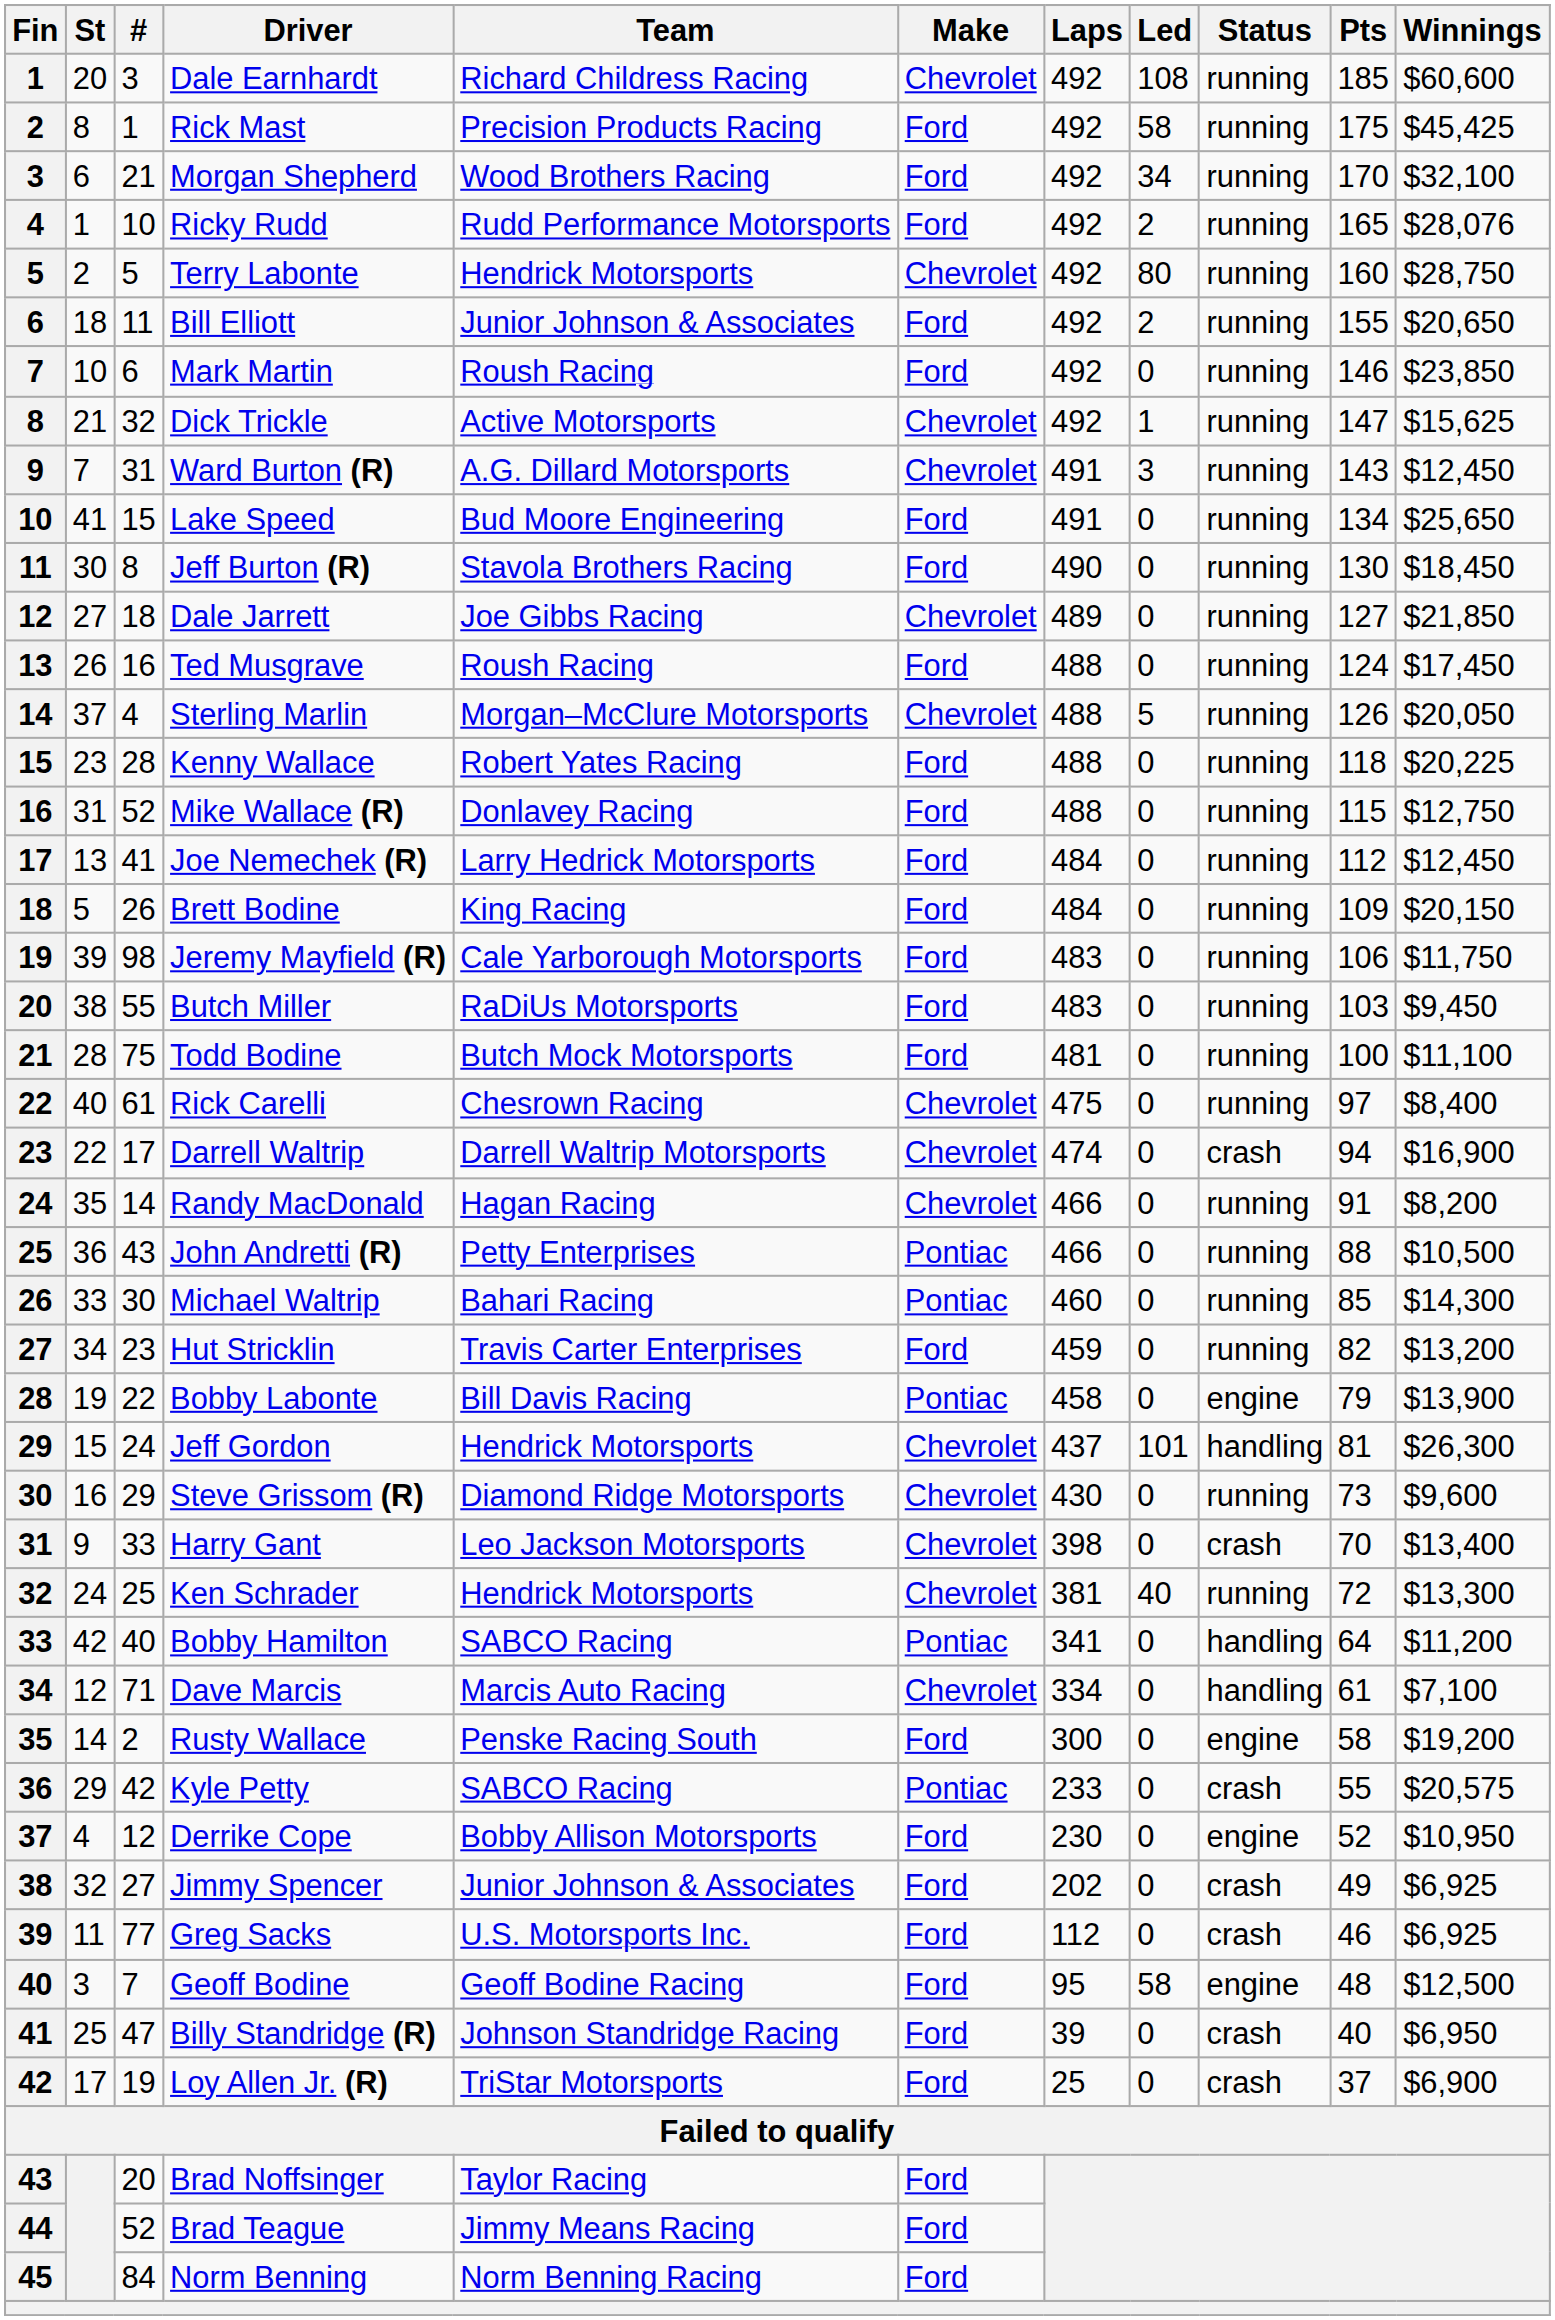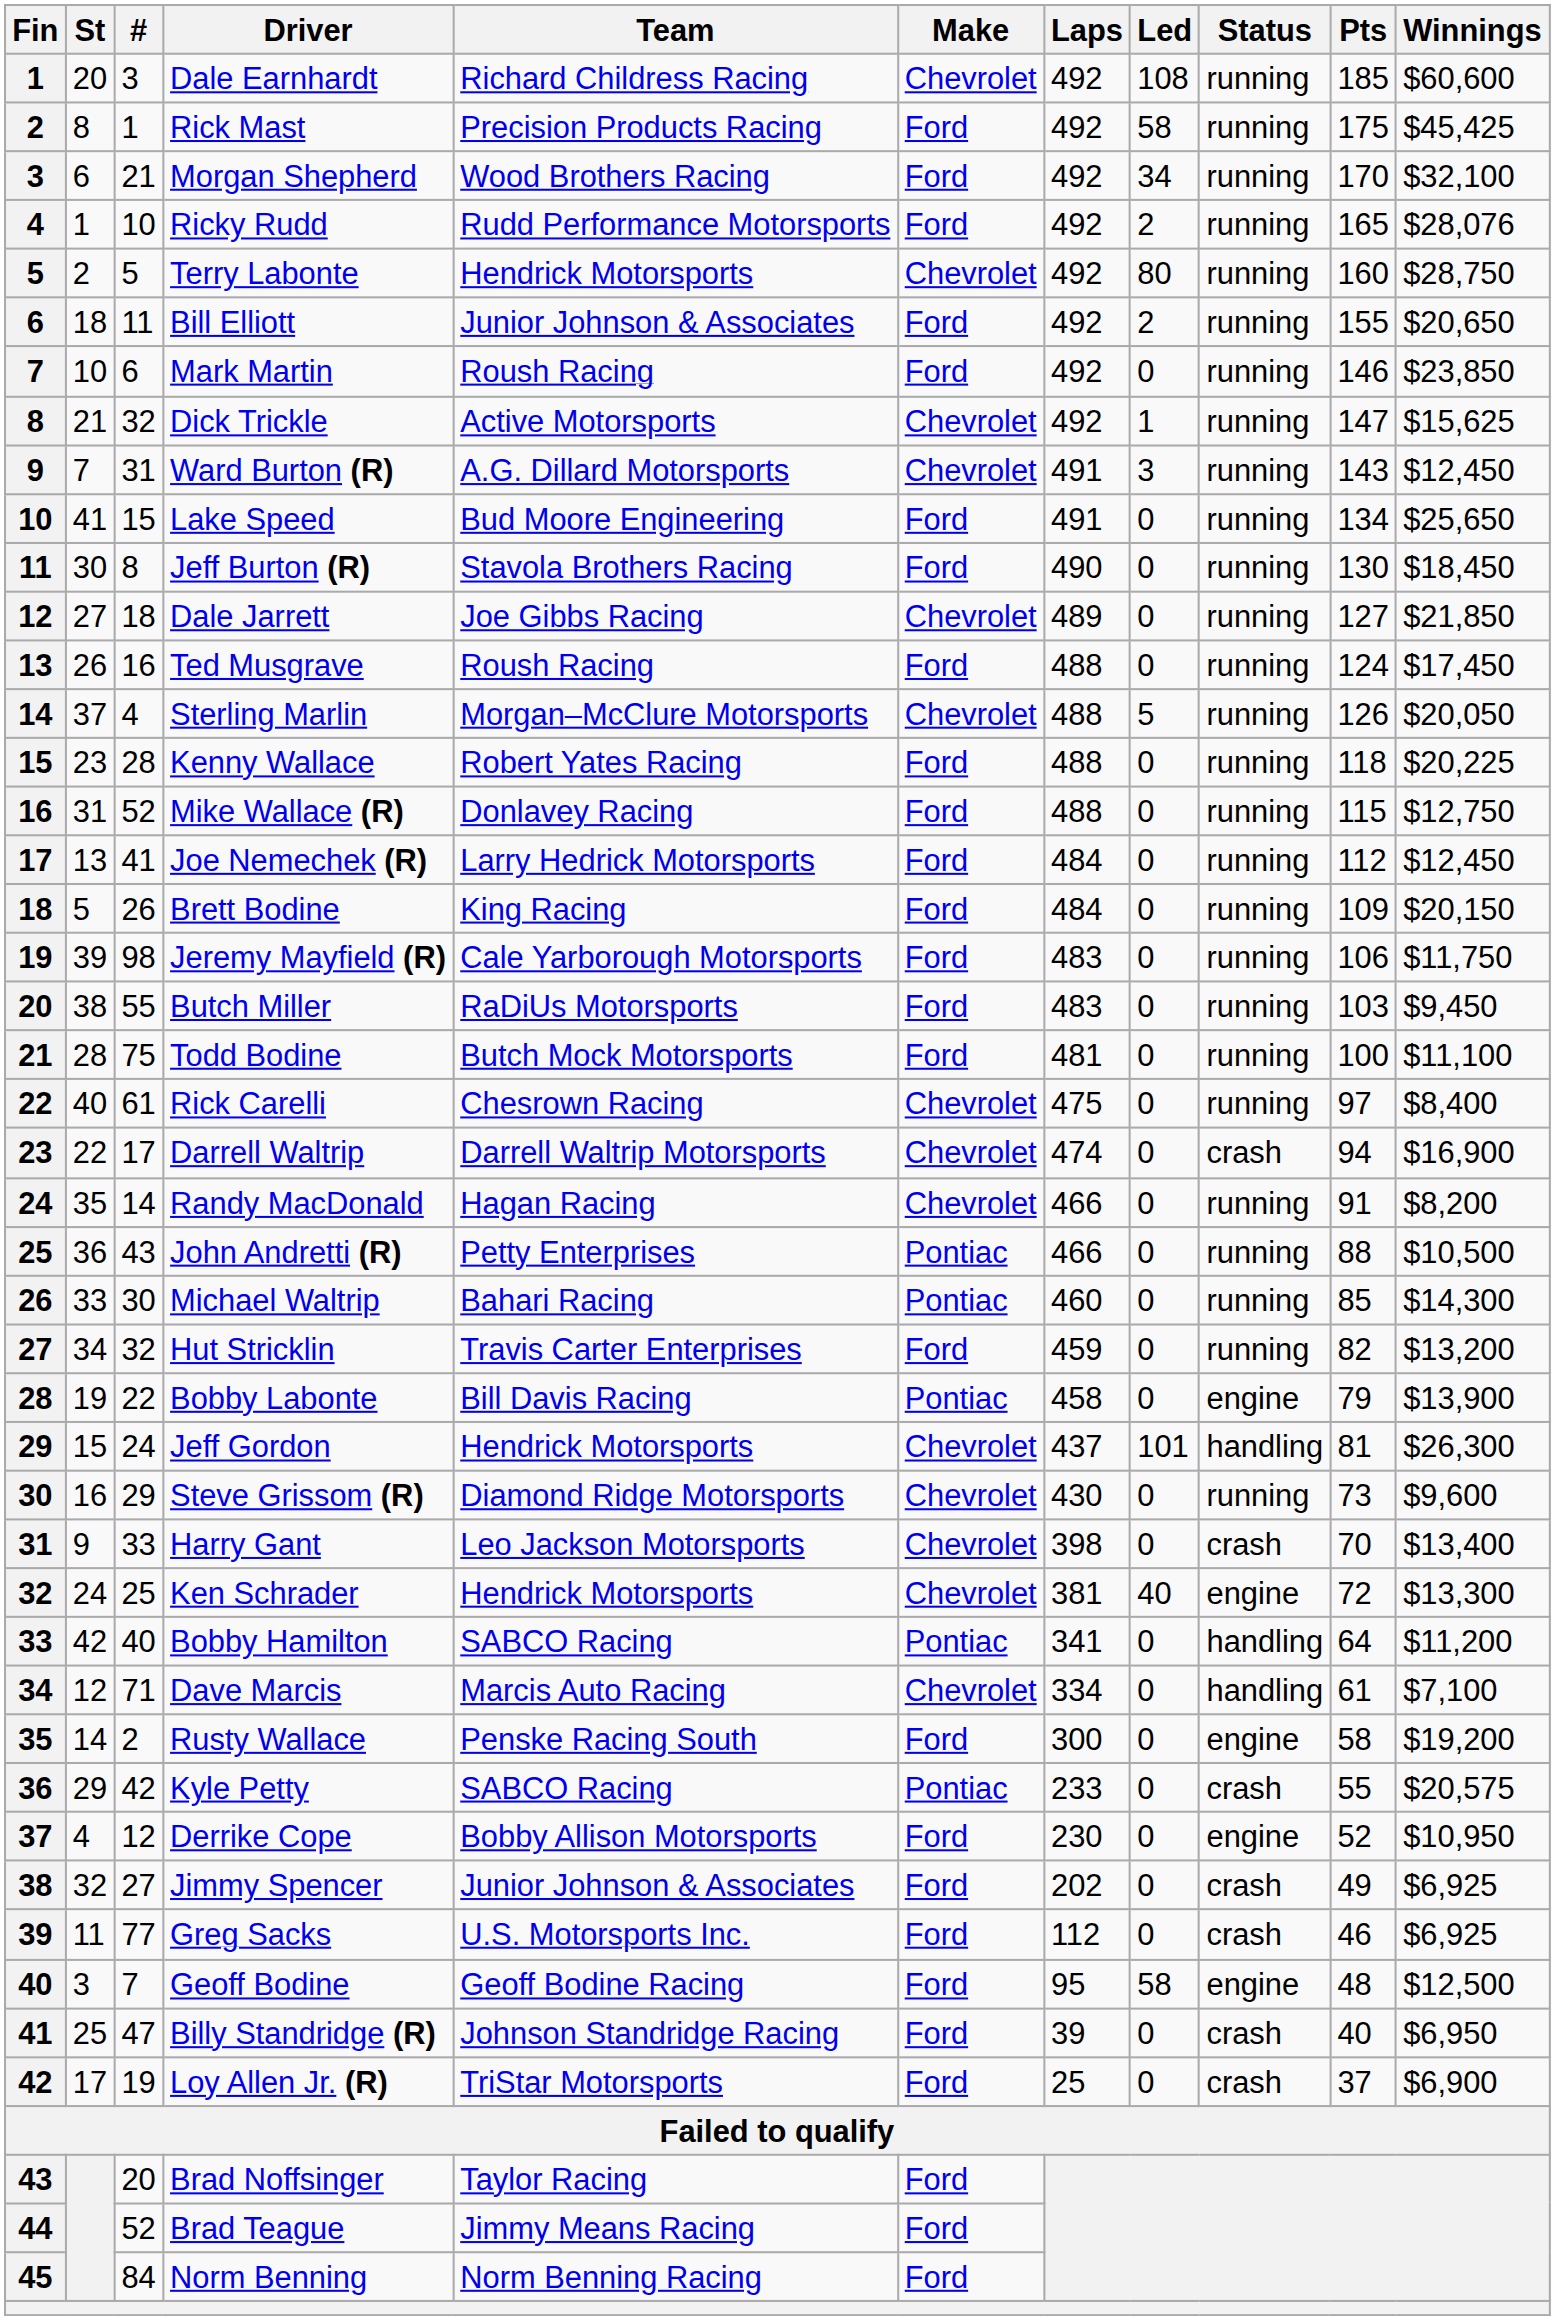(139, 1348) 23 -> (139, 1348) 32
(1258, 1593) running -> (1253, 1593) engine
